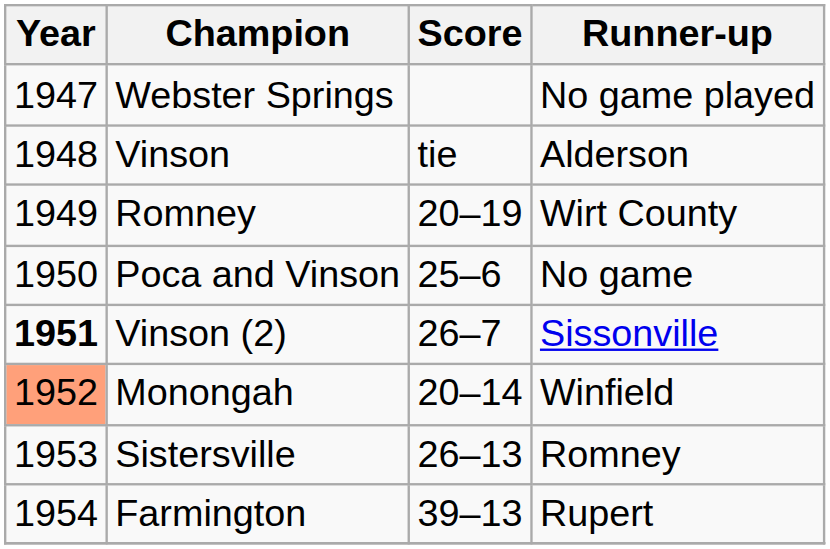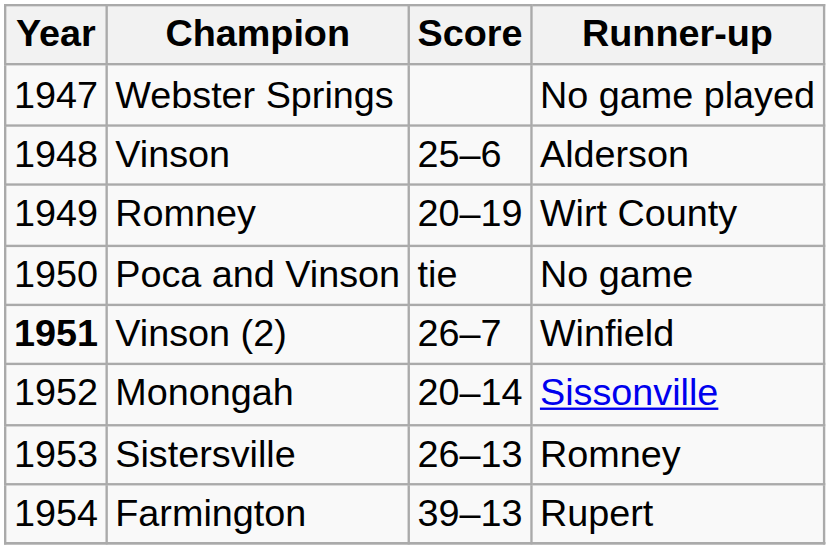(437, 154) tie -> (460, 154) 25–6
(460, 273) 25–6 -> (437, 273) tie
(629, 333) Sissonville -> (607, 333) Winfield
(56, 393) lightsalmon background -> (56, 393) no background
(607, 393) Winfield -> (629, 393) Sissonville
